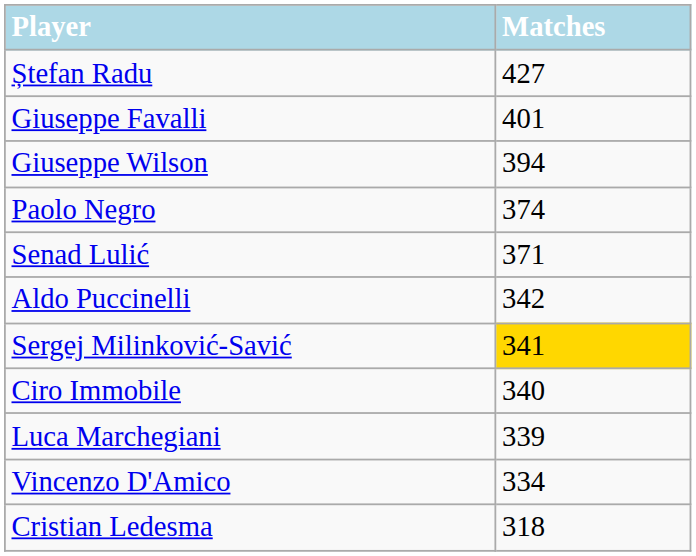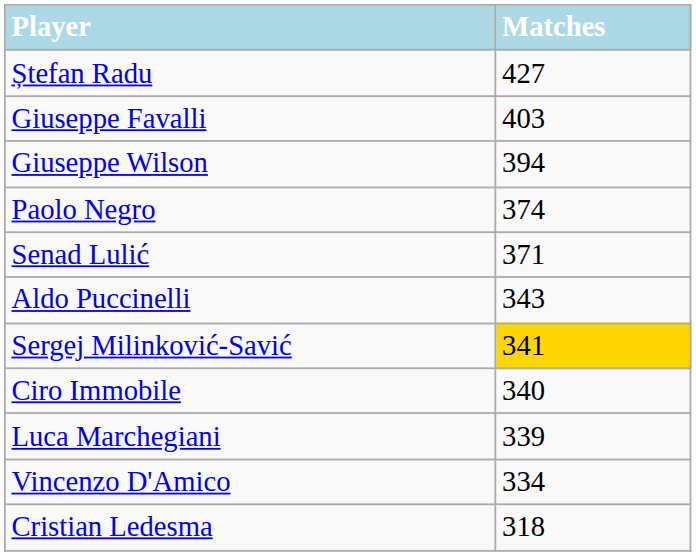(524, 118) 401 -> (524, 118) 403
(524, 299) 342 -> (524, 299) 343
